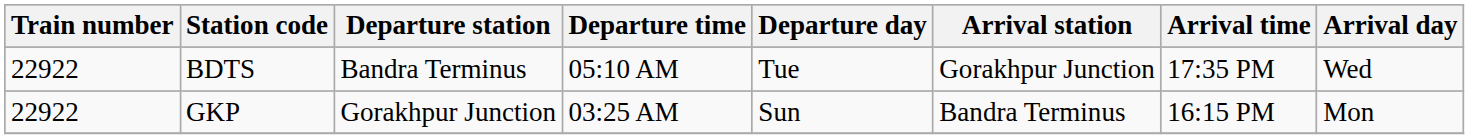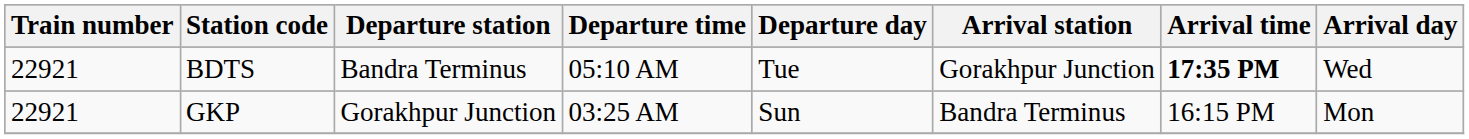(45, 68) 22922 -> (45, 68) 22921
(1221, 68) normal -> (1223, 68) bold
(45, 111) 22922 -> (45, 111) 22921
